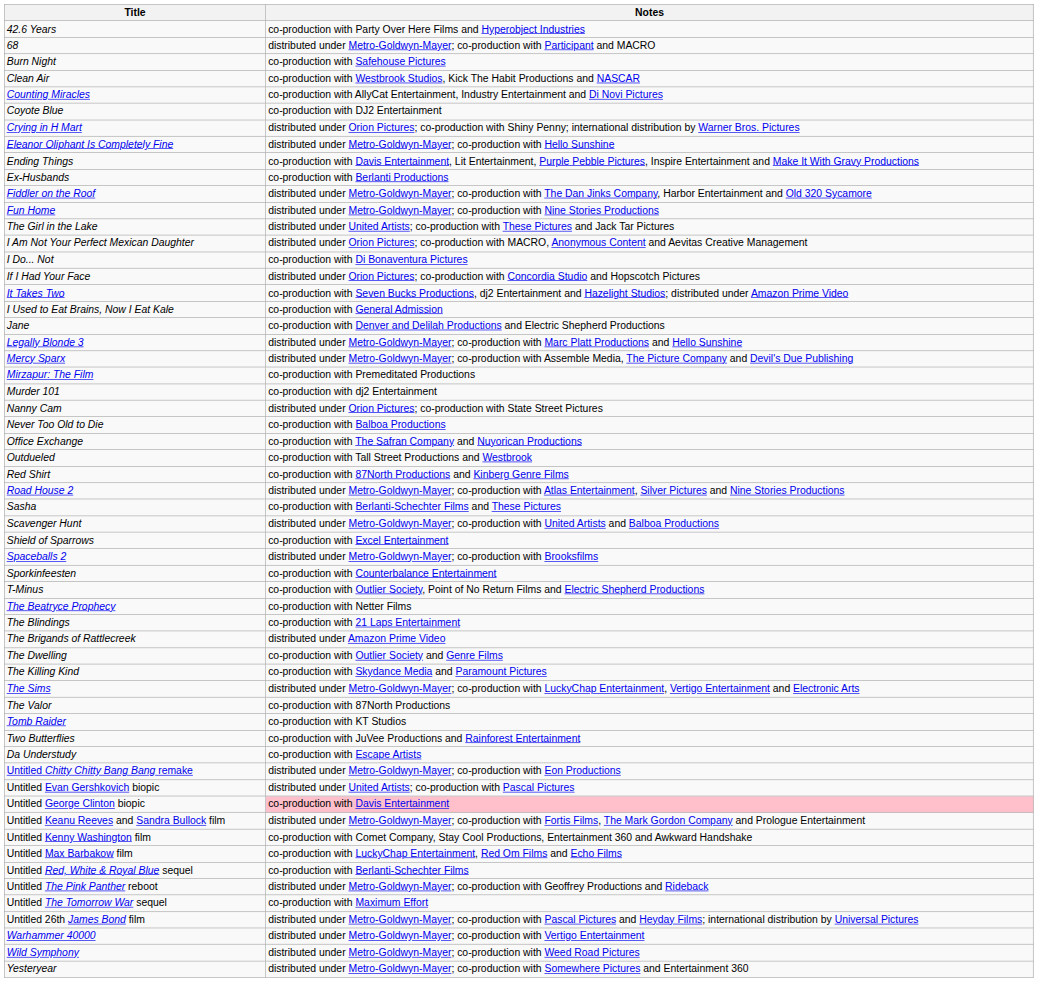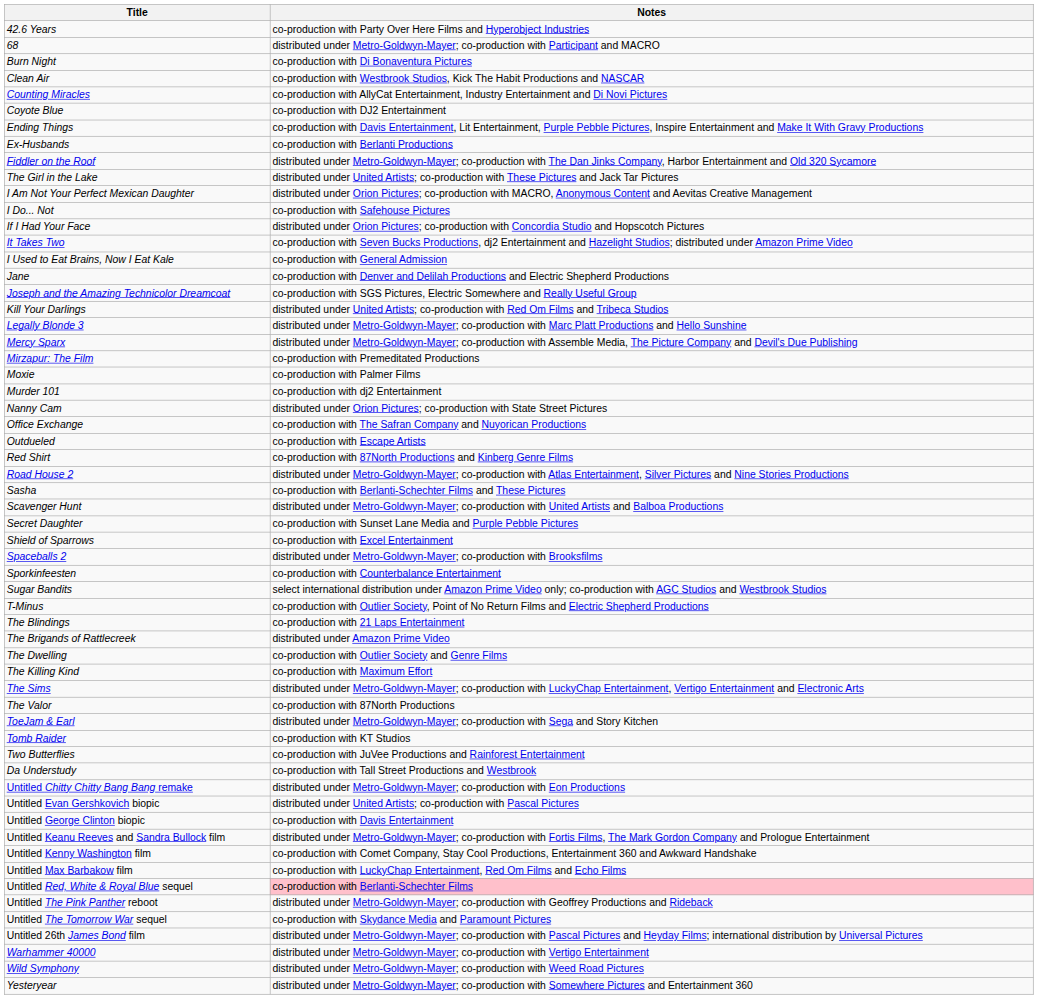(357, 62) co-production with Safehouse Pictures -> (372, 62) co-production with Di Bonaventura Pictures
- row: (44, 128)
- row: (90, 144)
- row: (31, 210)
(368, 260) co-production with Di Bonaventura Pictures -> (361, 210) co-production with Safehouse Pictures
+ row: (118, 293)
+ row: (46, 309)
+ row: (21, 375)
- row: (55, 425)
(400, 458) co-production with Tall Street Productions and Westbrook -> (349, 441) co-production with Escape Artists
+ row: (45, 524)
+ row: (39, 590)
- row: (61, 606)
(407, 672) co-production with Skydance Media and Paramount Pictures -> (352, 672) co-production with Maximum Effort
+ row: (41, 721)
(345, 754) co-production with Escape Artists -> (404, 771) co-production with Tall Street Productions and Westbrook
(359, 804) pink background -> (363, 820) no background
(368, 870) no background -> (373, 886) pink background
(348, 903) co-production with Maximum Effort -> (412, 919) co-production with Skydance Media and Paramount Pictures
